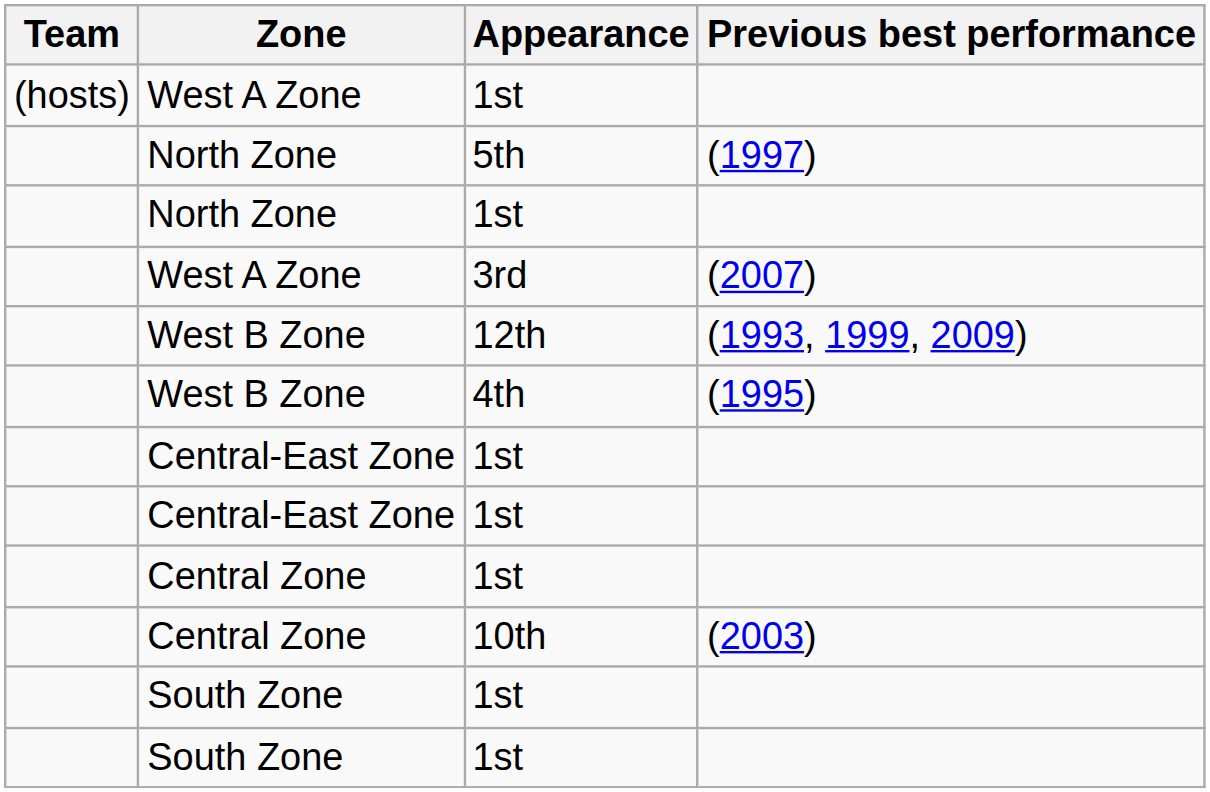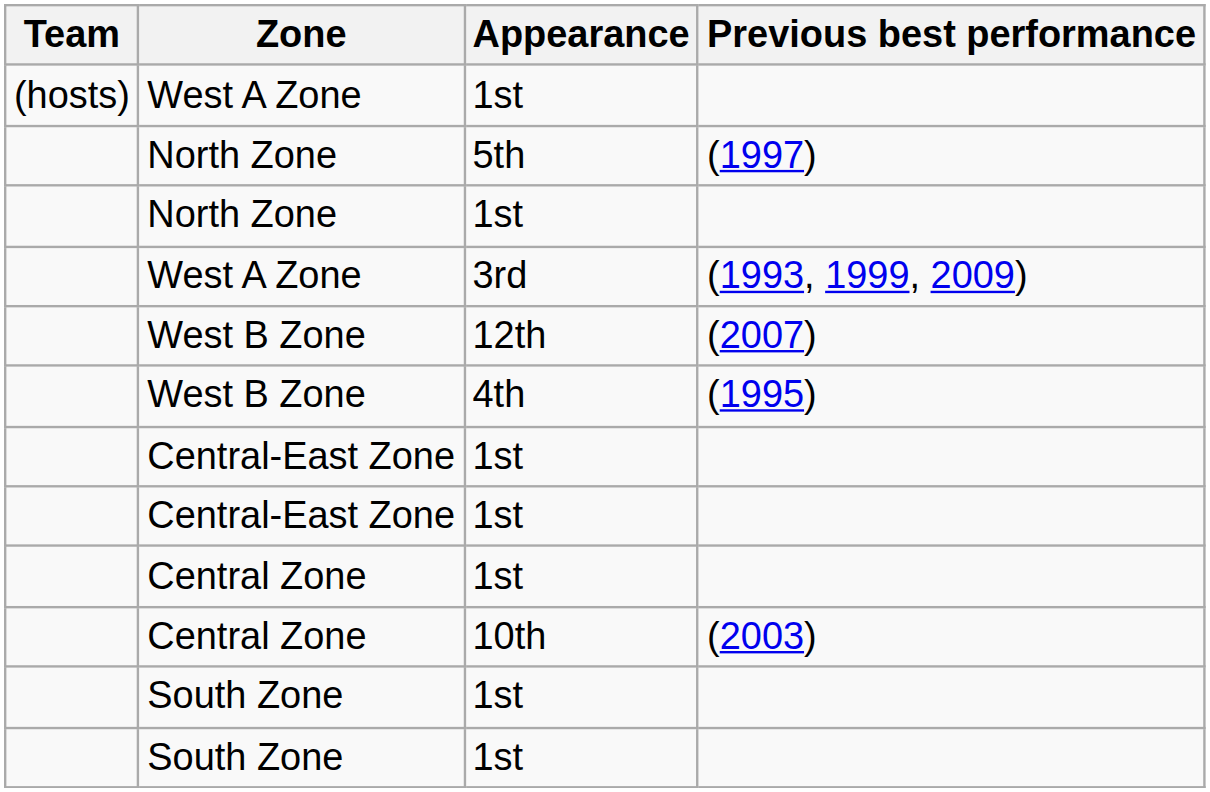(762, 275) (2007) -> (867, 275) (1993, 1999, 2009)
(867, 335) (1993, 1999, 2009) -> (762, 335) (2007)
